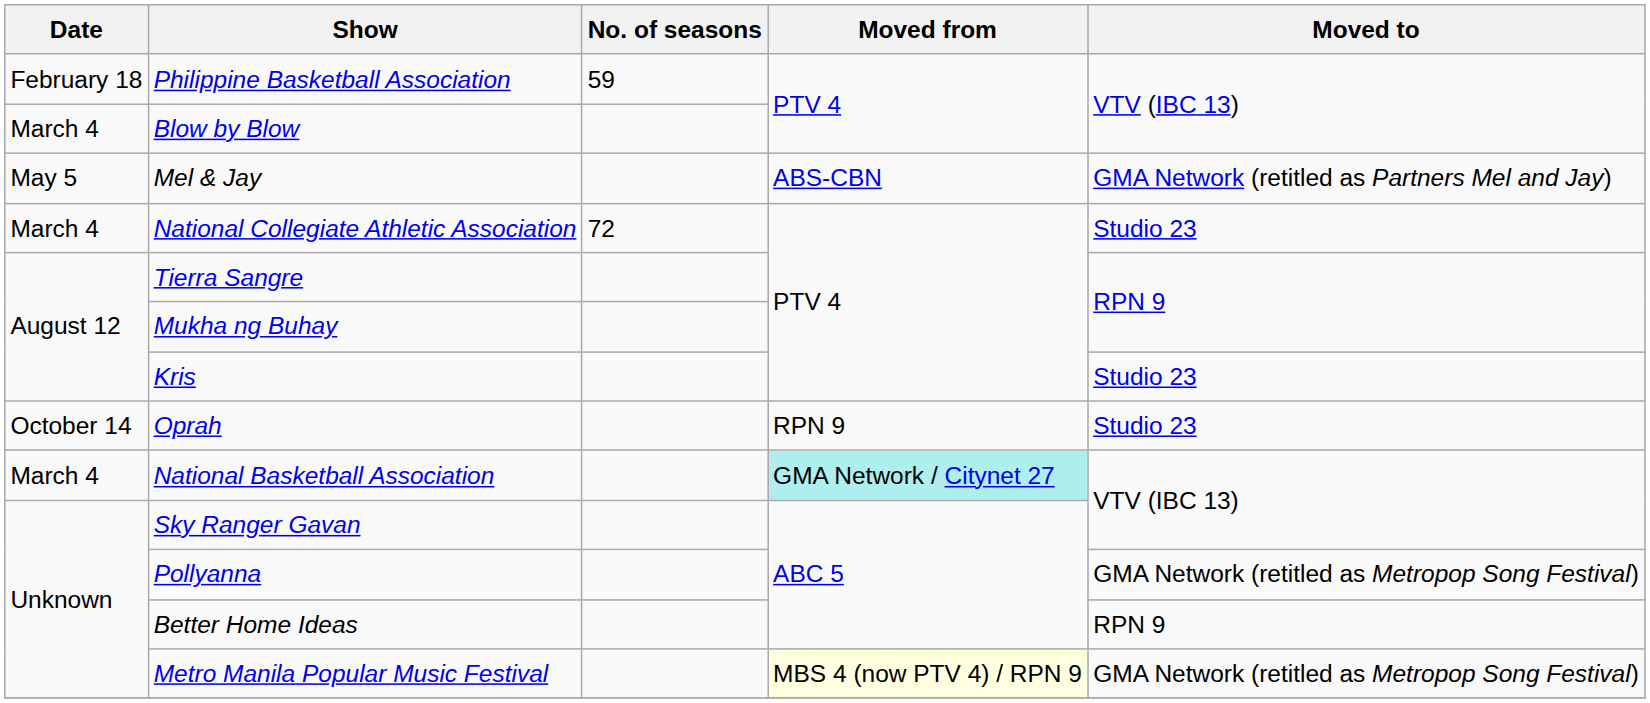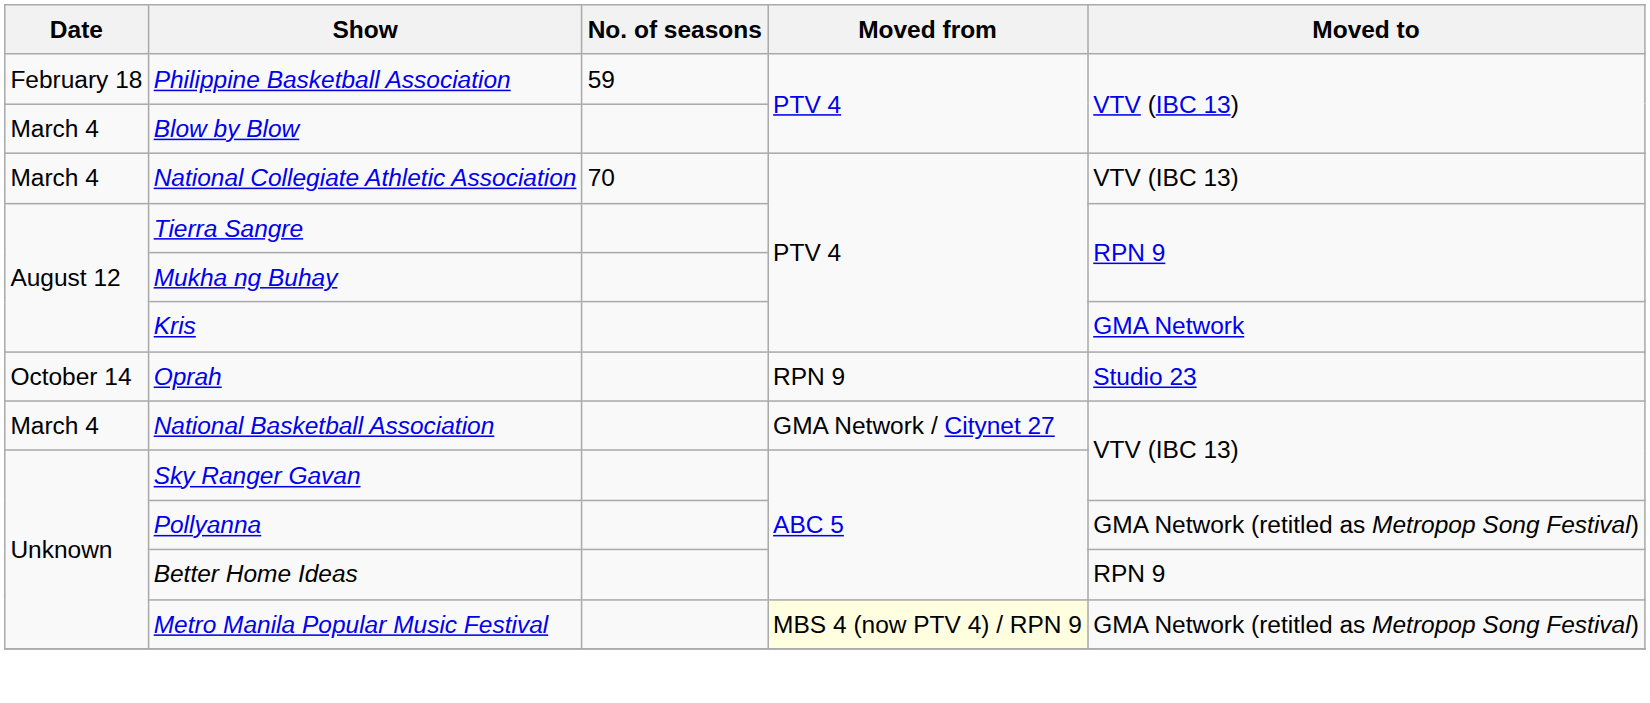- row: (207, 178)
(601, 228) 72 -> (601, 178) 70
(1145, 228) Studio 23 -> (1166, 178) VTV (IBC 13)
(1145, 376) Studio 23 -> (1169, 327) GMA Network
(914, 475) paleturquoise background -> (914, 426) no background
